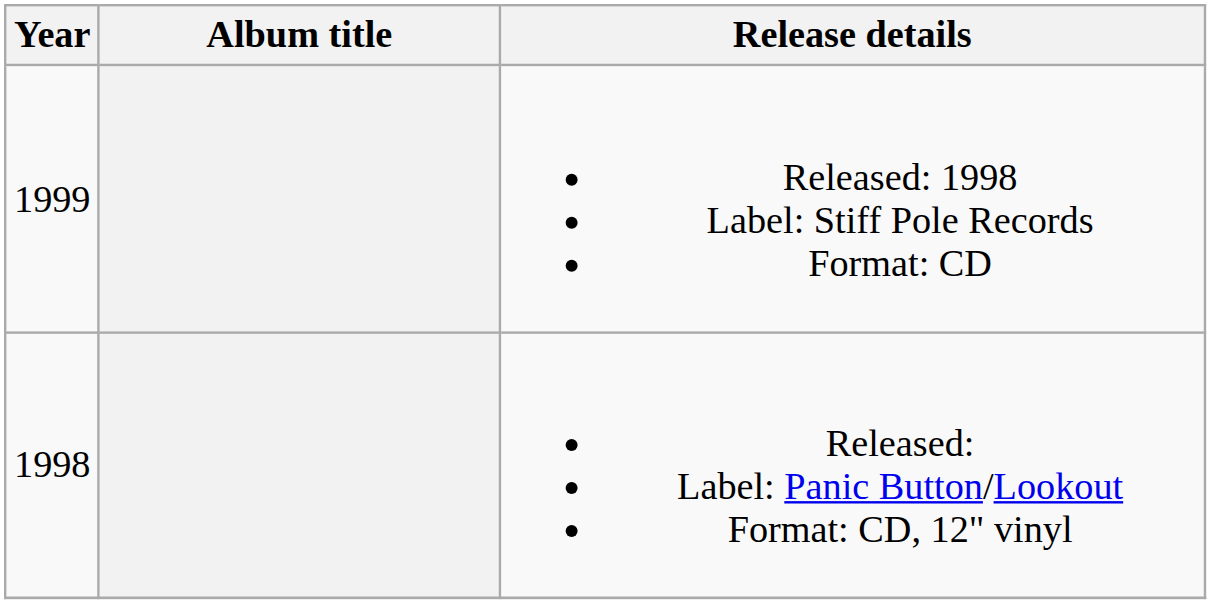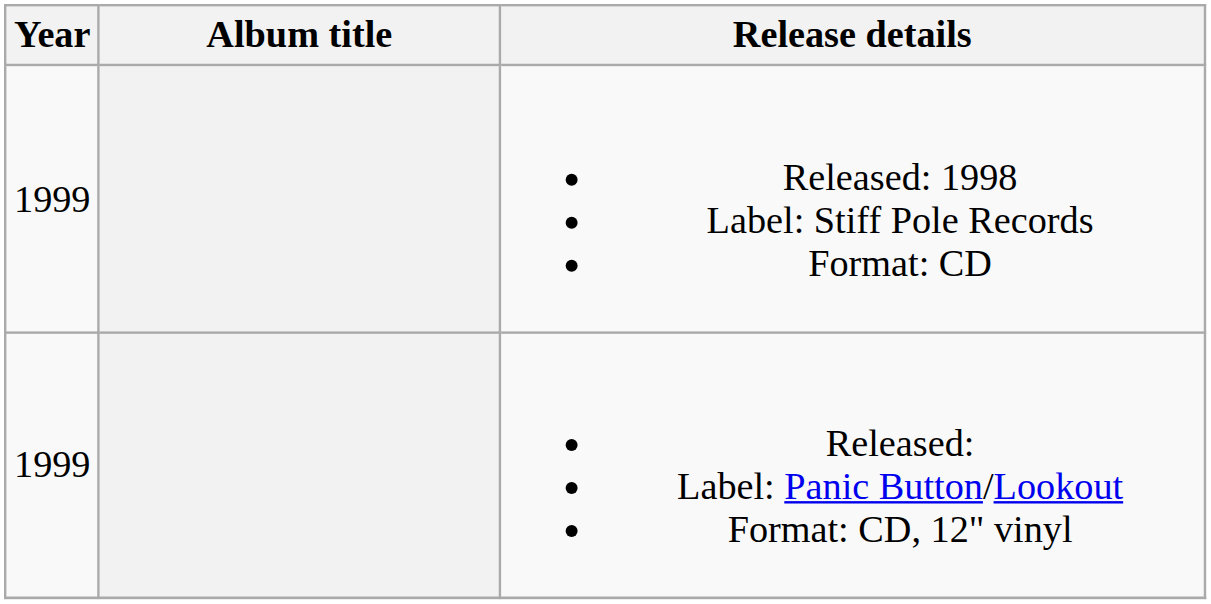(52, 464) 1998 -> (52, 464) 1999
